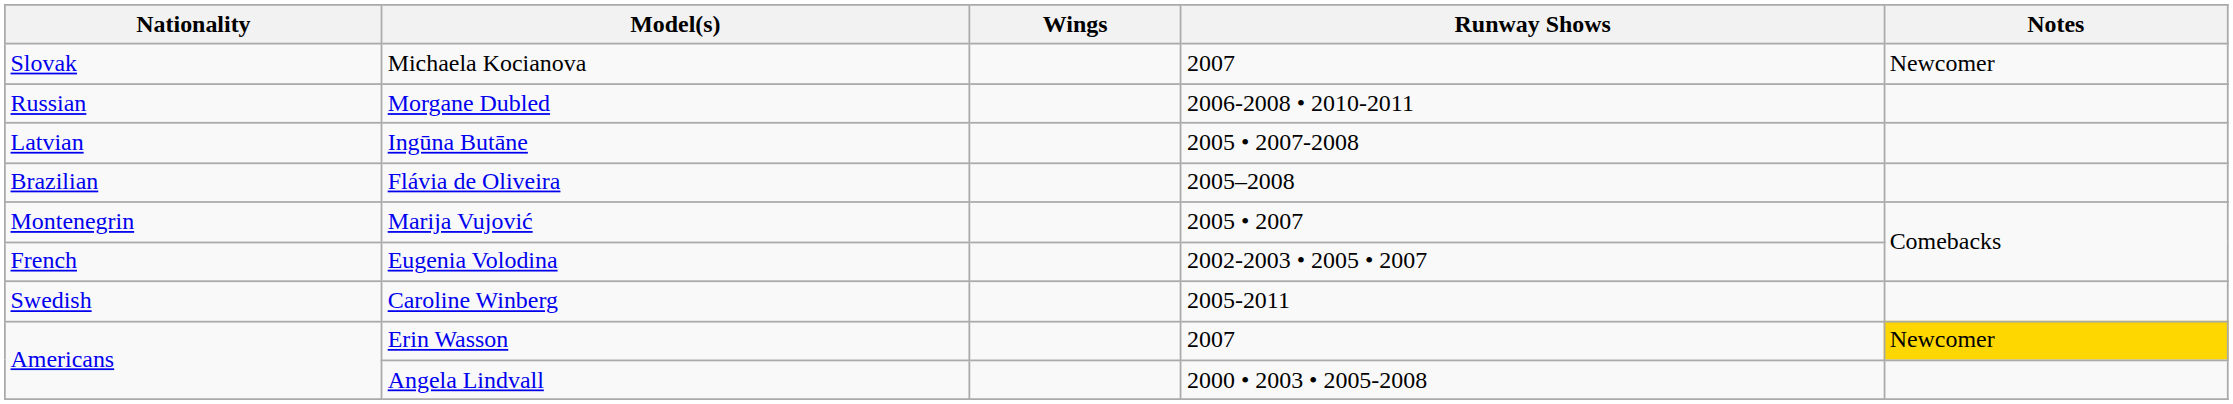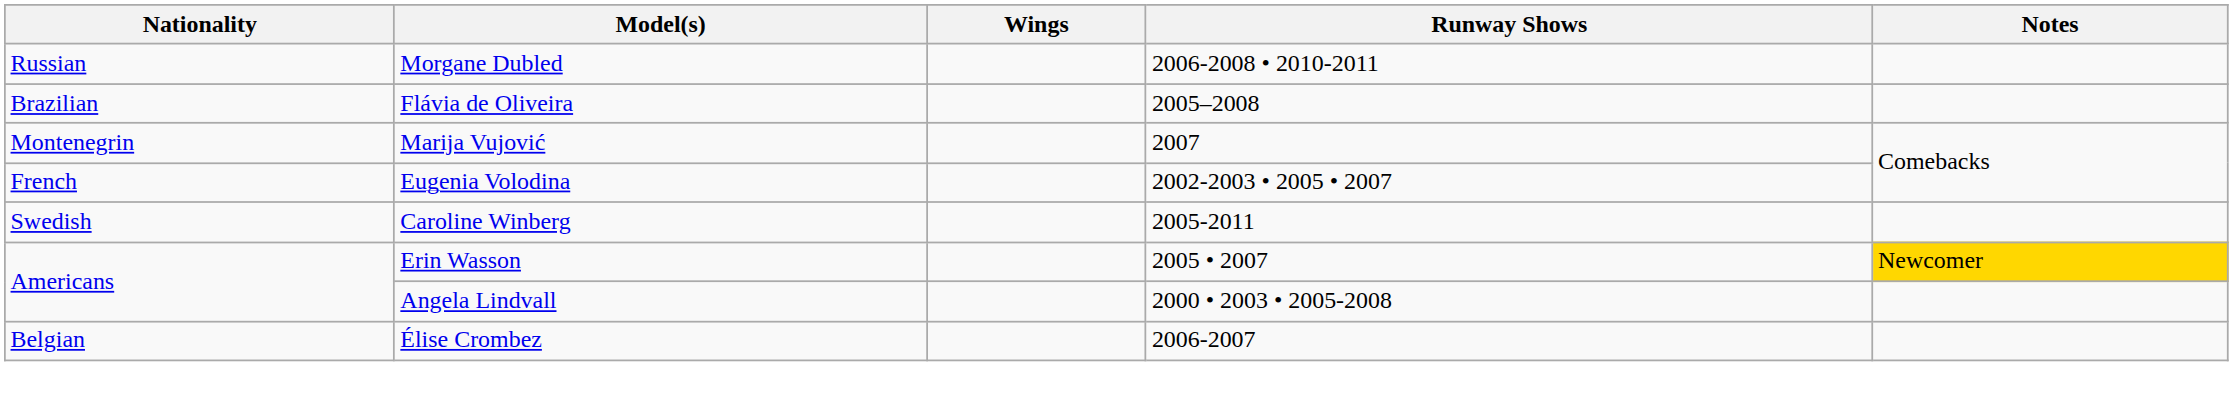- row: (487, 63)
- row: (458, 142)
(1245, 221) 2005 • 2007 -> (1176, 142) 2007
(1211, 339) 2007 -> (1210, 260) 2005 • 2007
+ row: (471, 339)
